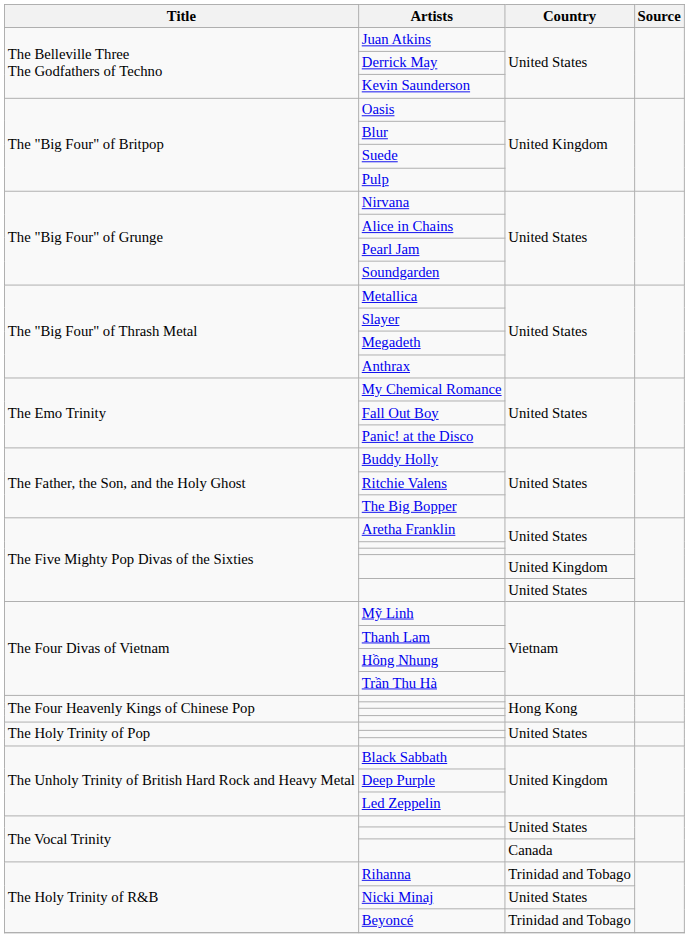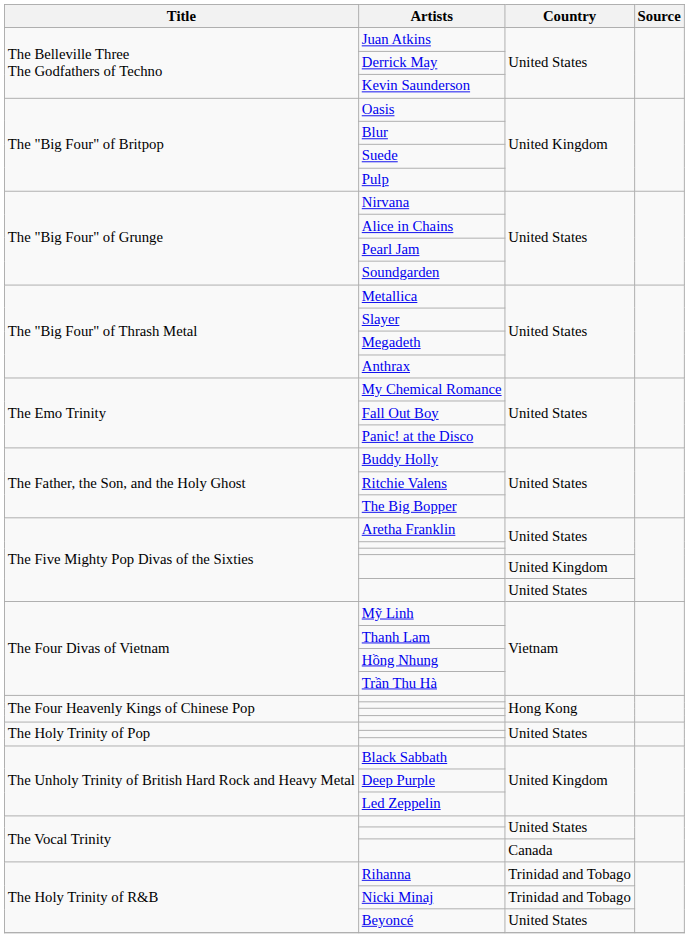(548, 897) United States -> (570, 897) Trinidad and Tobago
(570, 920) Trinidad and Tobago -> (548, 920) United States
